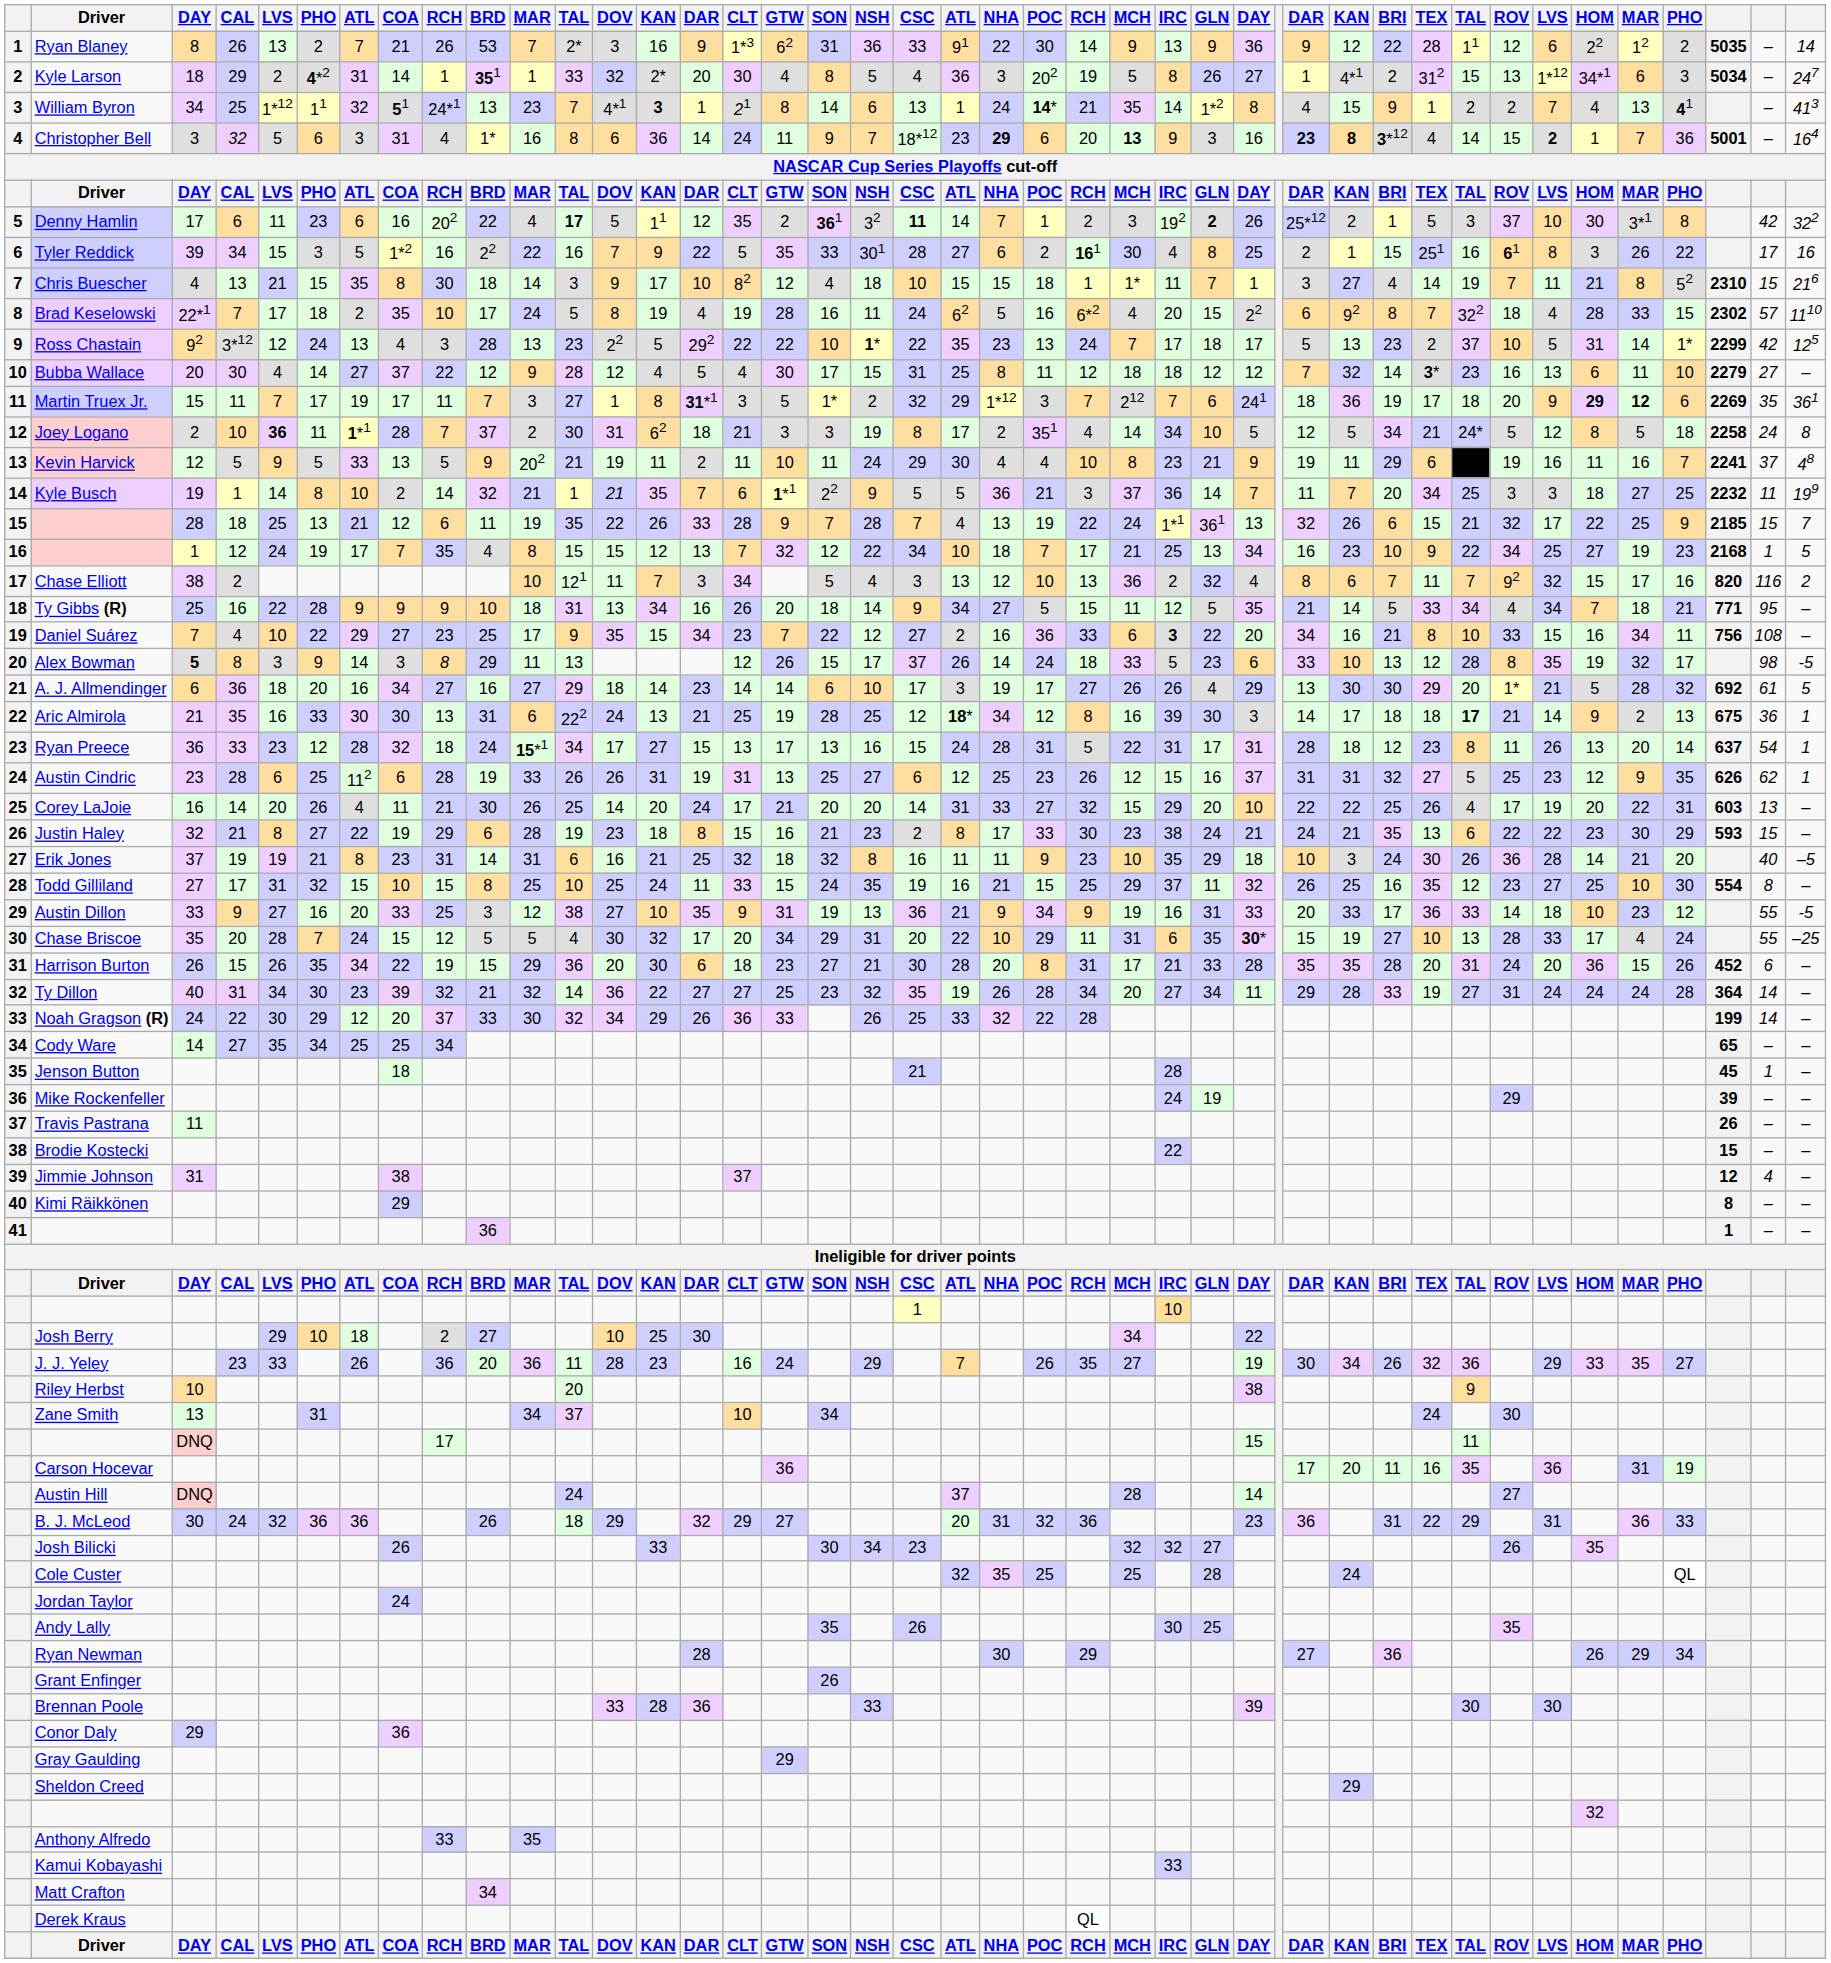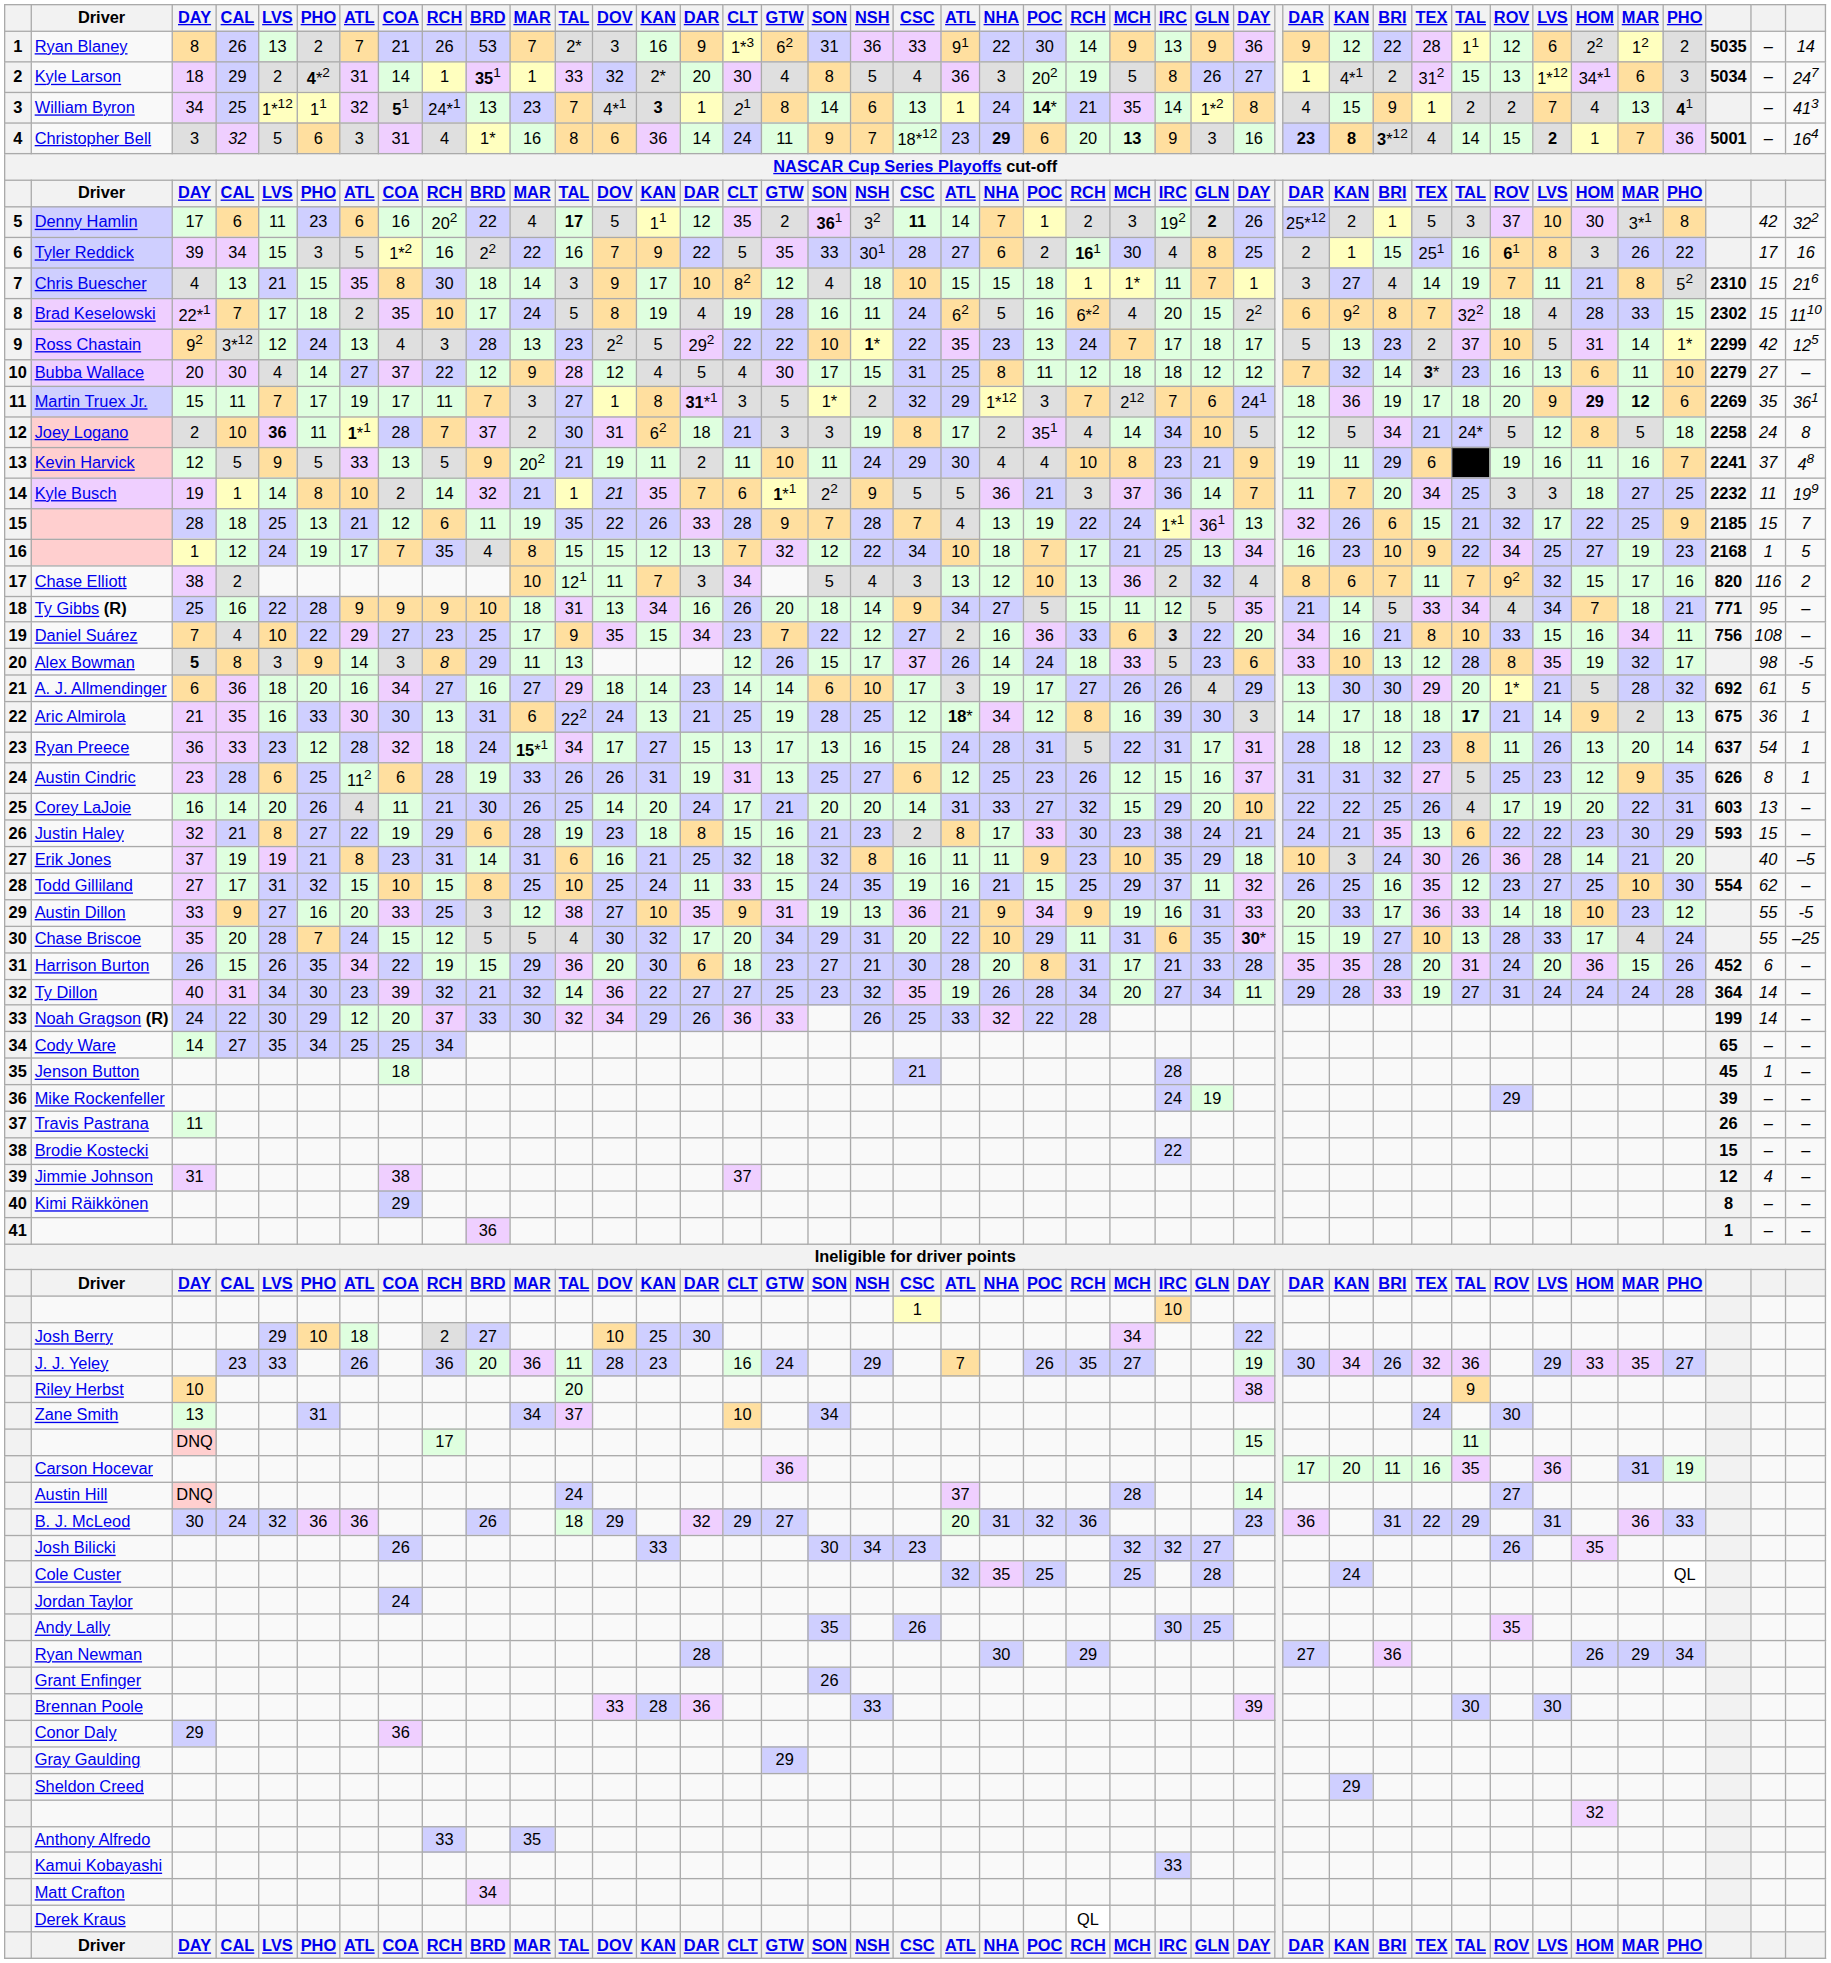(1768, 314) 57 -> (1768, 314) 15
(1768, 779) 62 -> (1768, 779) 8
(1768, 887) 8 -> (1768, 887) 62
